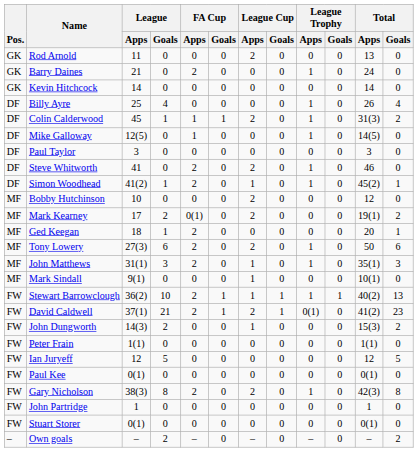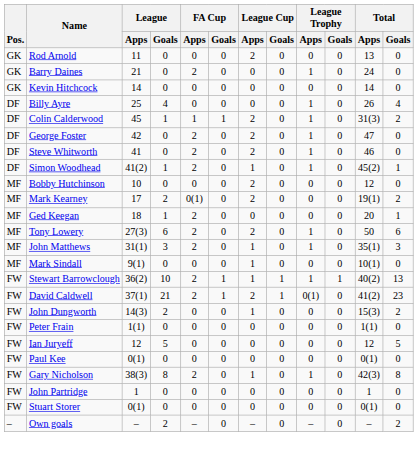+ row: (58, 135)
- row: (60, 135)
- row: (52, 151)
(253, 391) 2 -> (253, 375) 1
